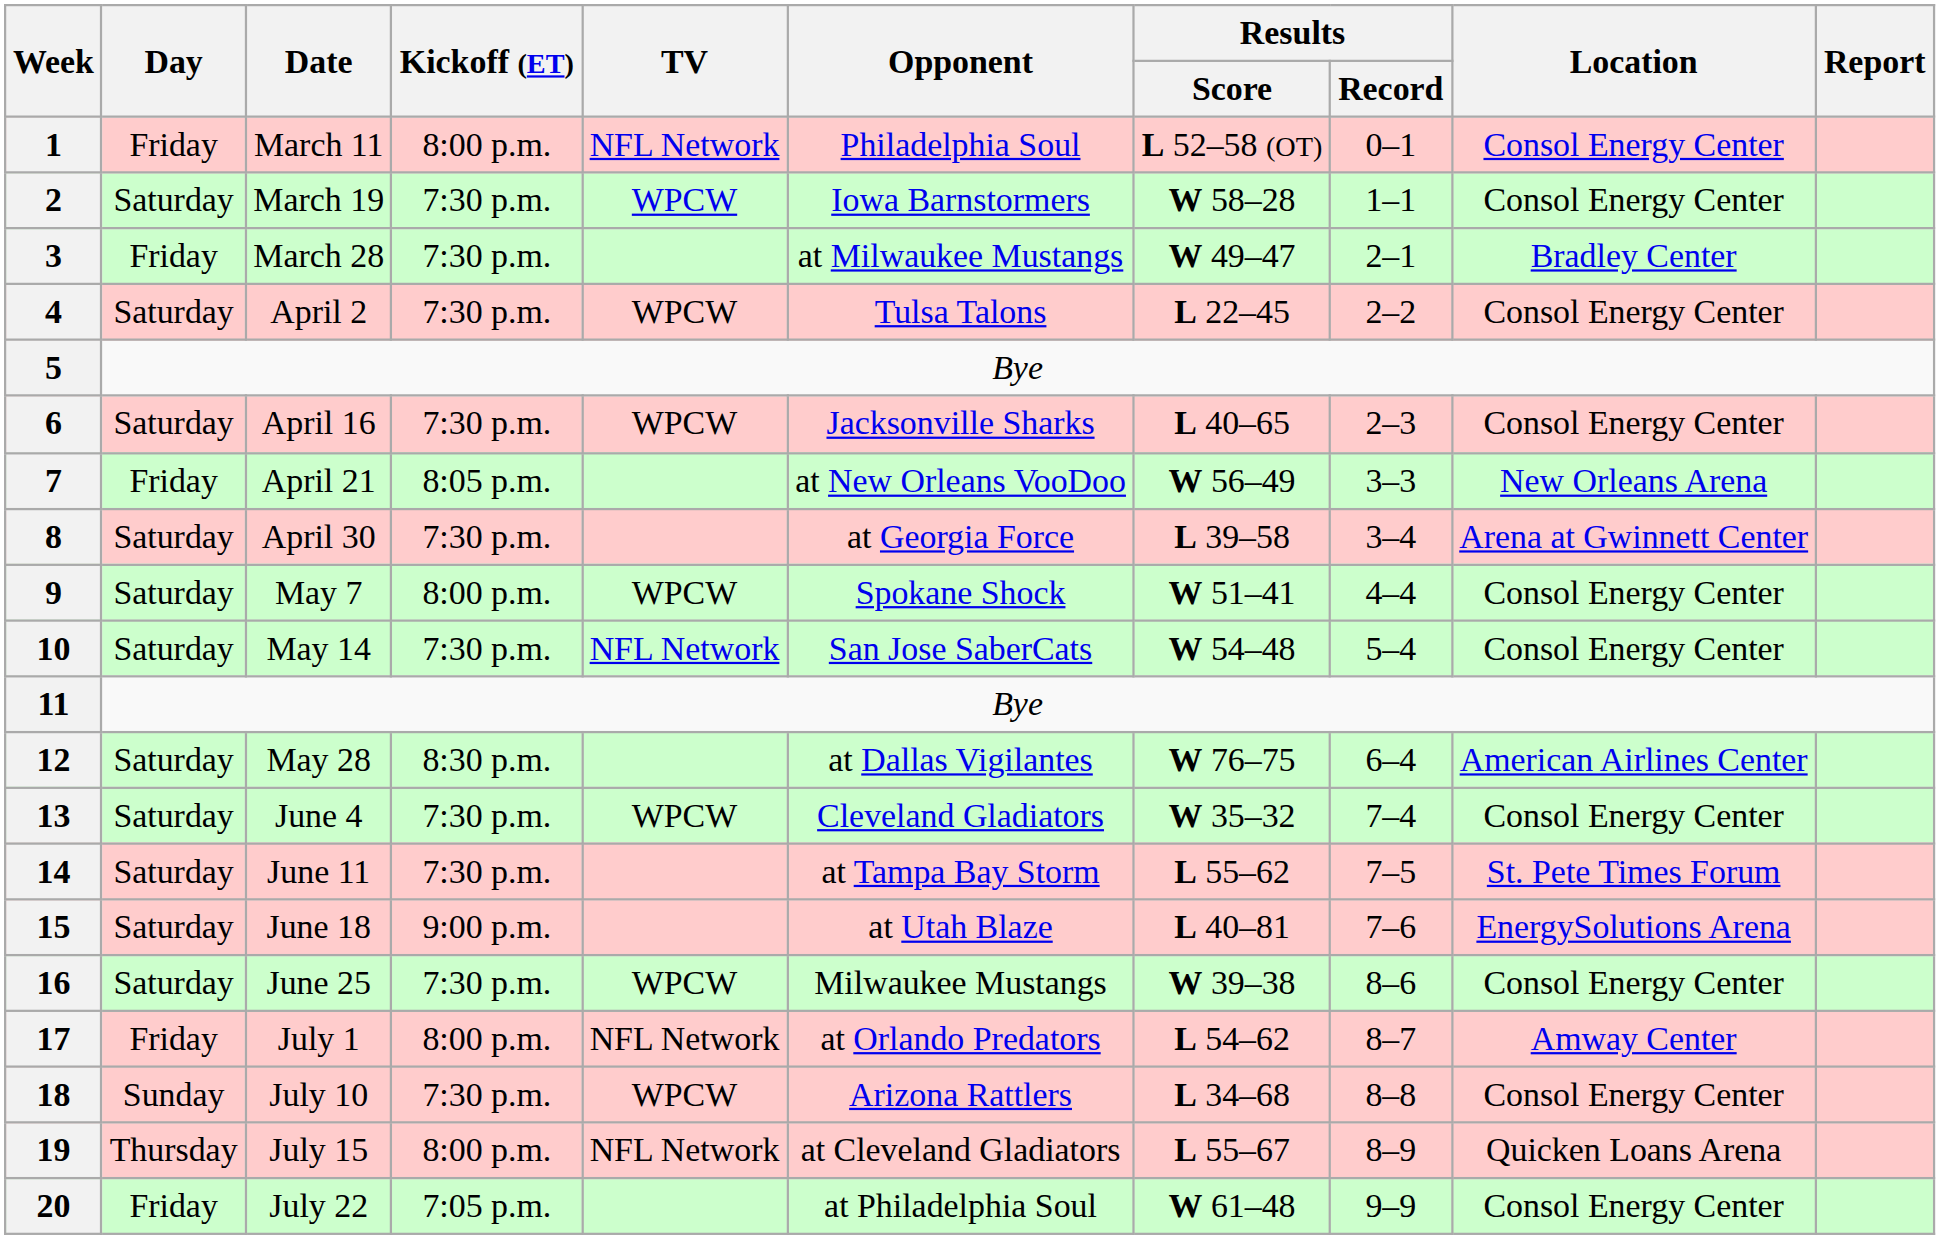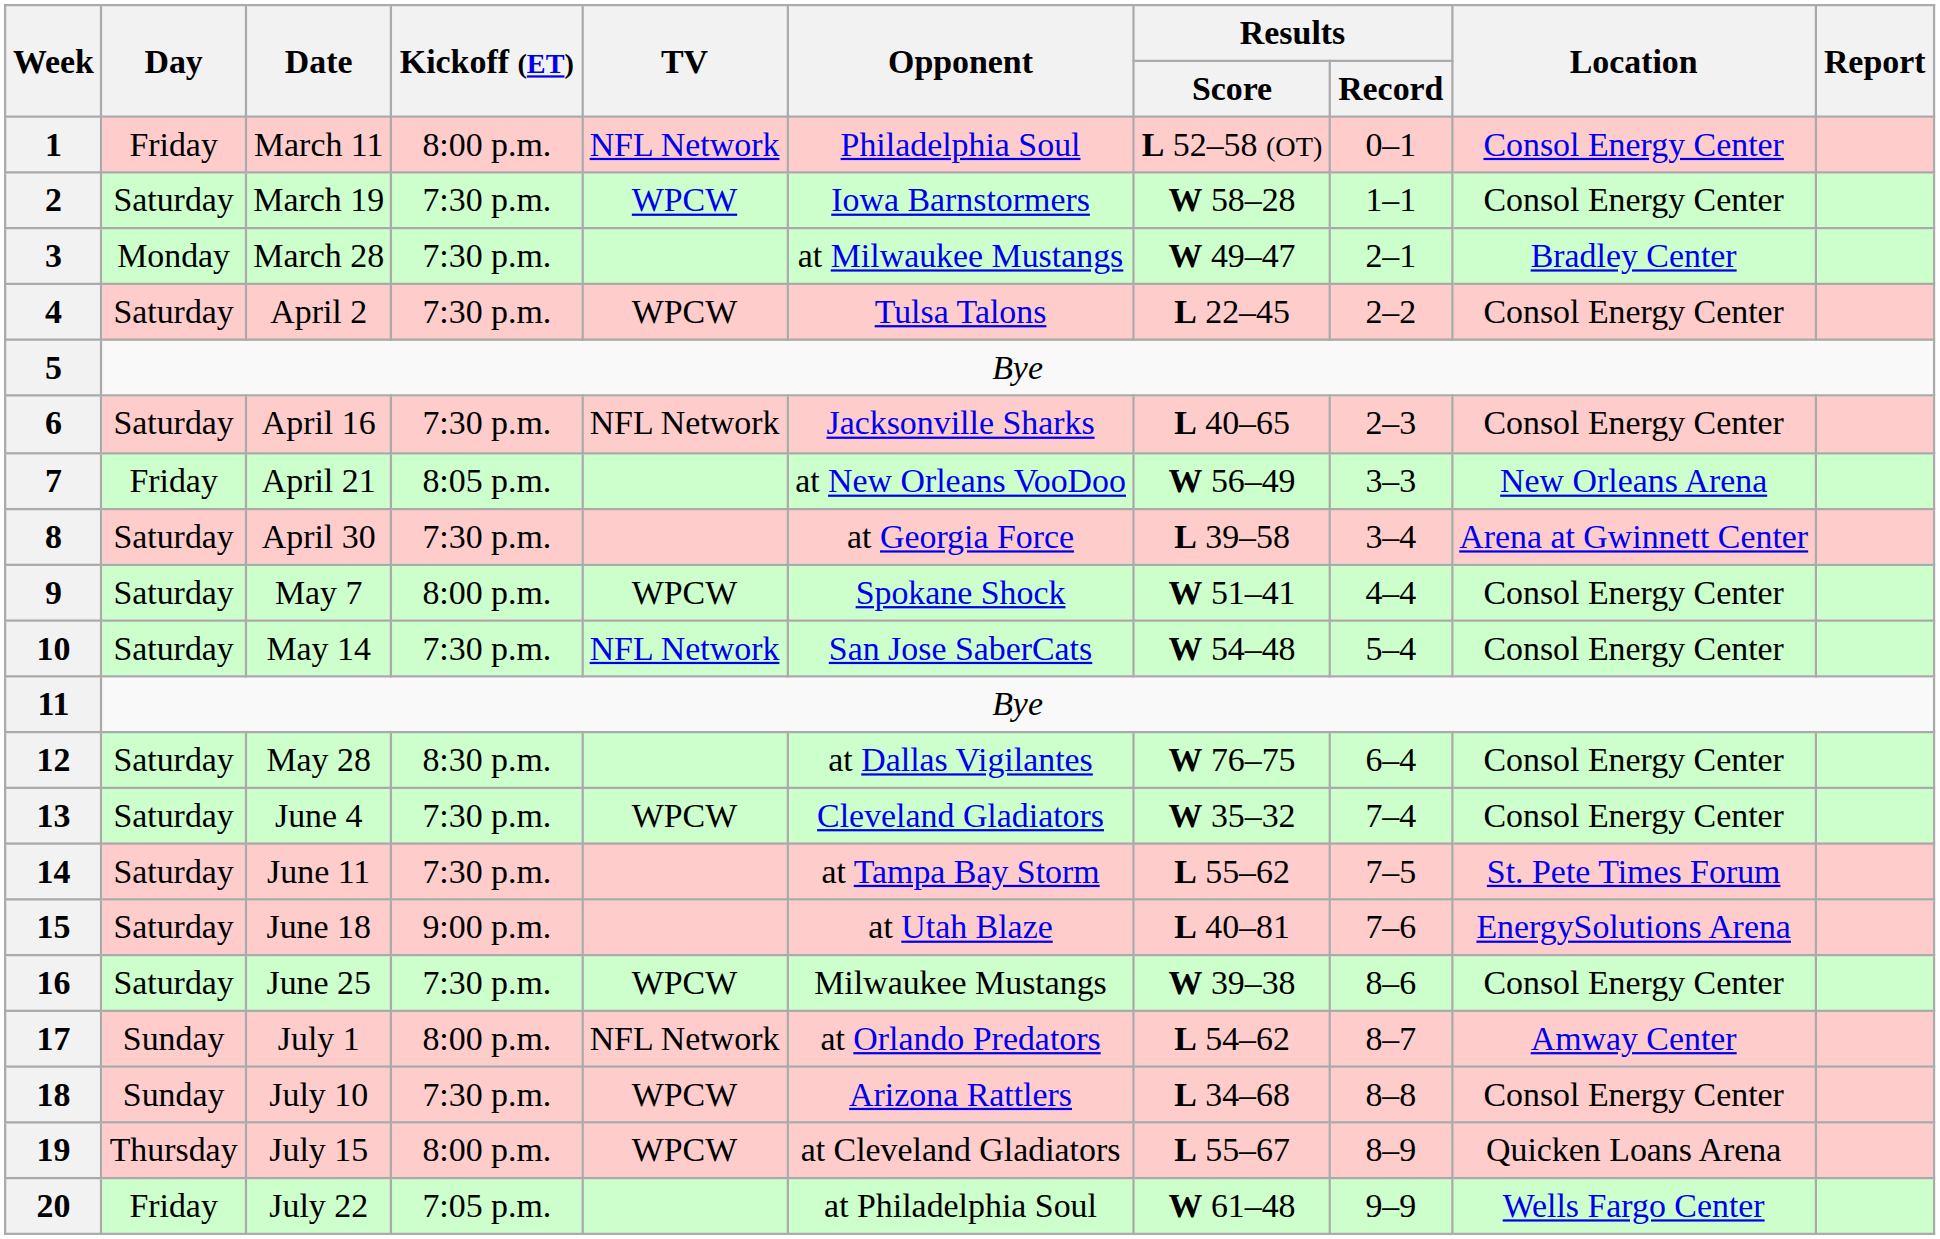(174, 256) Friday -> (174, 256) Monday
(684, 423) WPCW -> (685, 423) NFL Network
(1634, 759) American Airlines Center -> (1634, 759) Consol Energy Center
(174, 1038) Friday -> (174, 1038) Sunday
(685, 1150) NFL Network -> (684, 1150) WPCW
(1634, 1206) Consol Energy Center -> (1634, 1206) Wells Fargo Center
